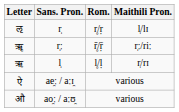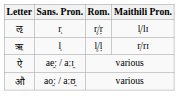- row: (60, 46)
